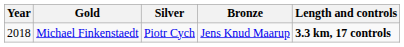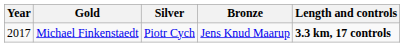(19, 32) 2018 -> (19, 32) 2017
